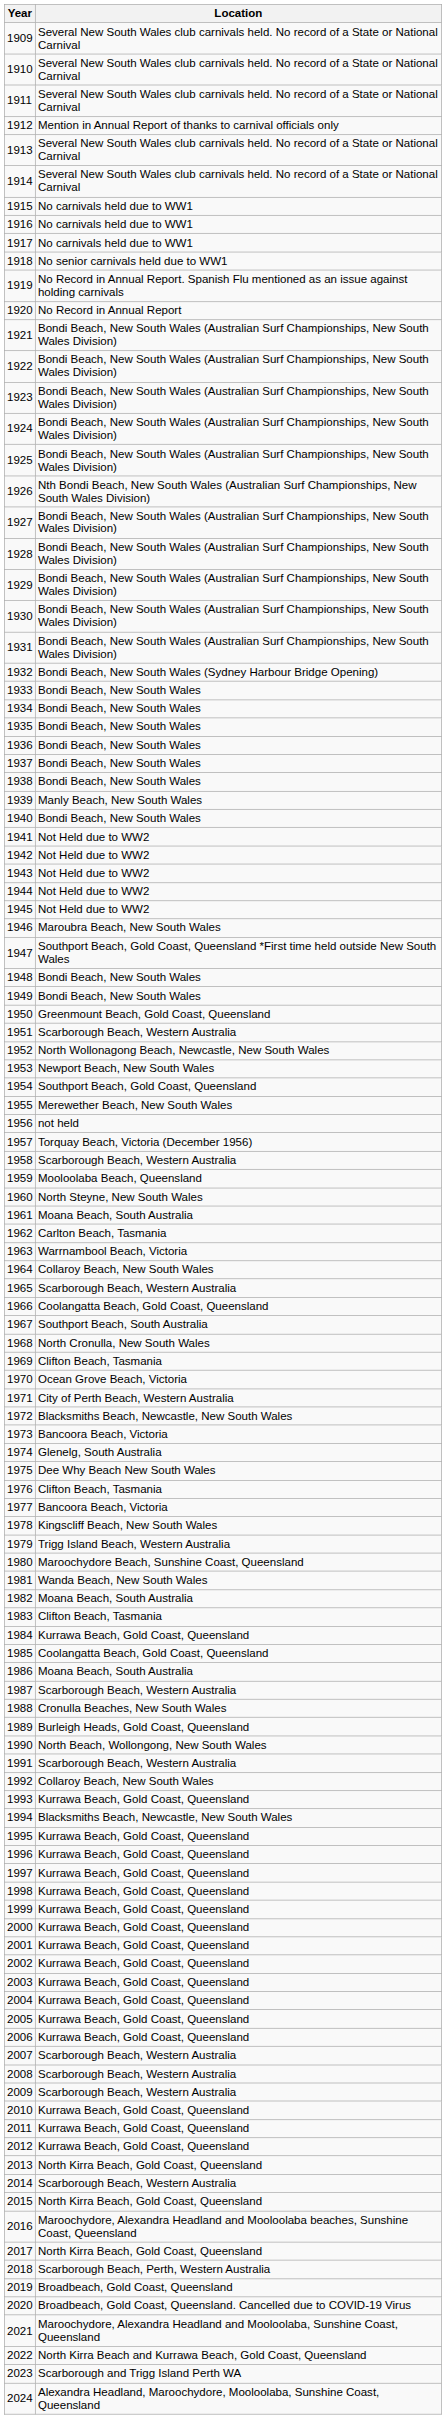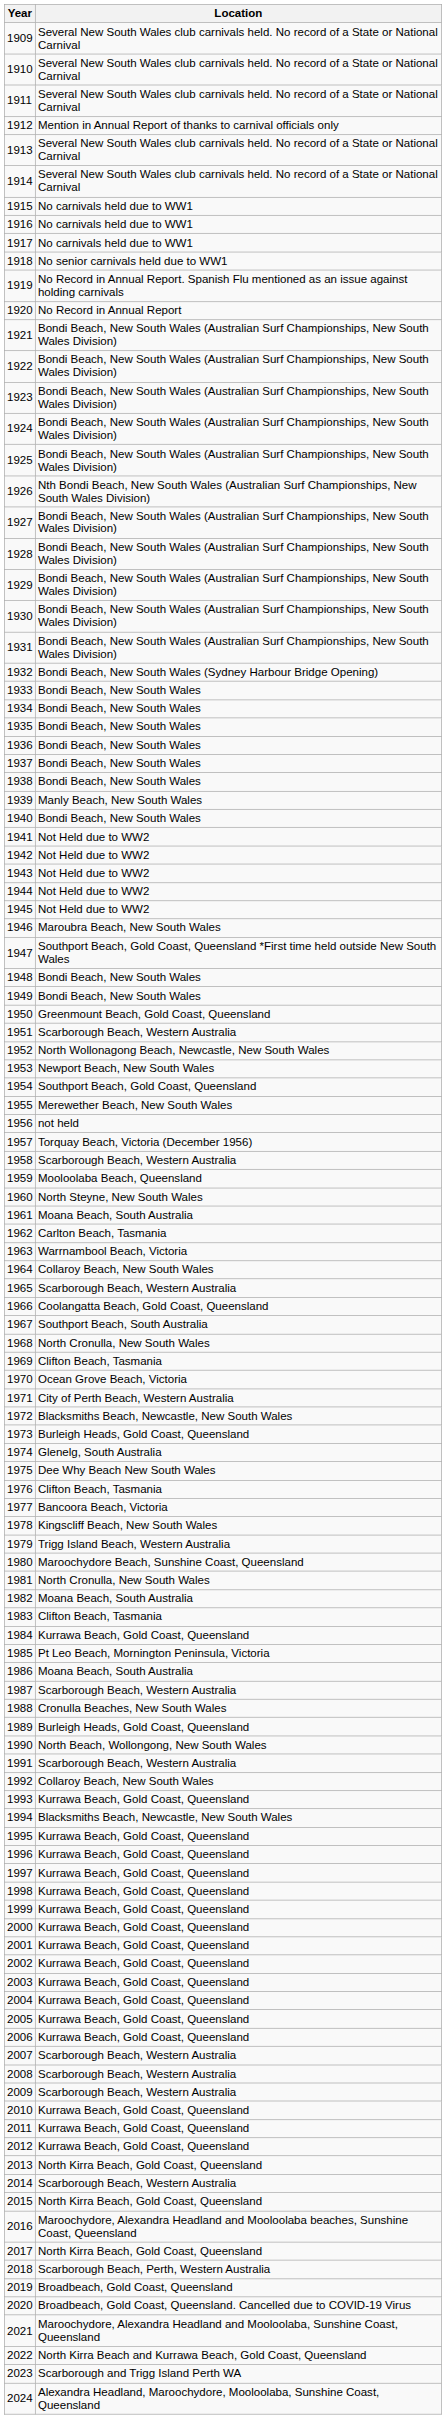(103, 1434) Bancoora Beach, Victoria -> (144, 1434) Burleigh Heads, Gold Coast, Queensland
(123, 1580) Wanda Beach, New South Wales -> (124, 1580) North Cronulla, New South Wales
(153, 1653) Coolangatta Beach, Gold Coast, Queensland -> (154, 1653) Pt Leo Beach, Mornington Peninsula, Victoria
